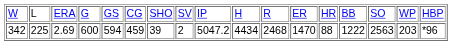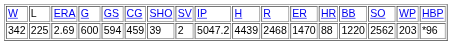(246, 31) 4434 -> (246, 31) 4439
(353, 31) 1222 -> (353, 31) 1220
(382, 31) 2563 -> (382, 31) 2562
